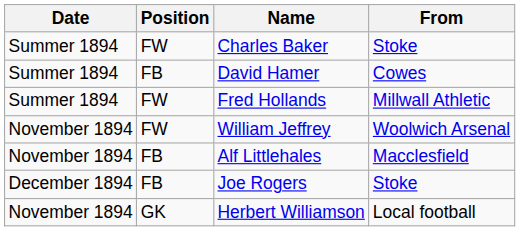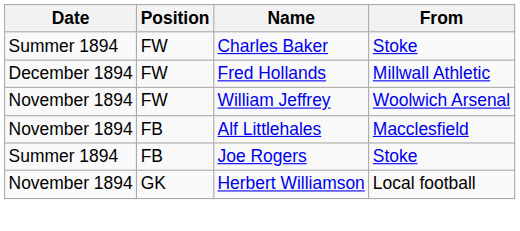- row: (268, 73)
(63, 101) Summer 1894 -> (71, 73) December 1894
(71, 184) December 1894 -> (63, 156) Summer 1894
